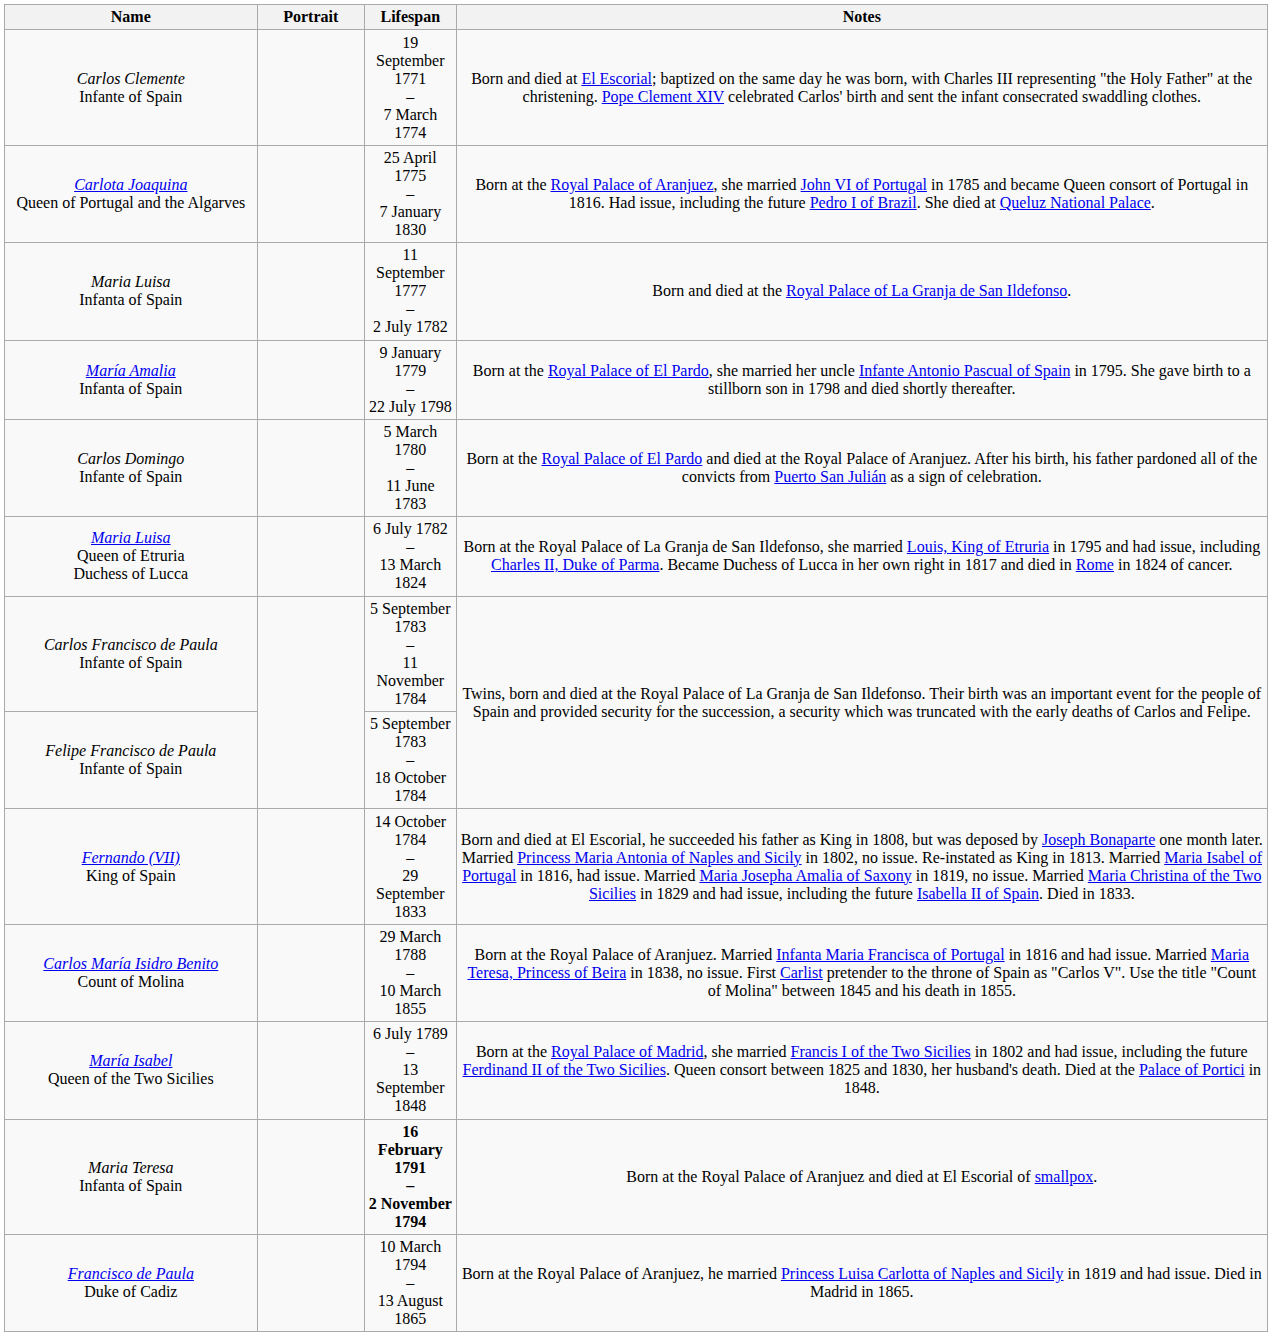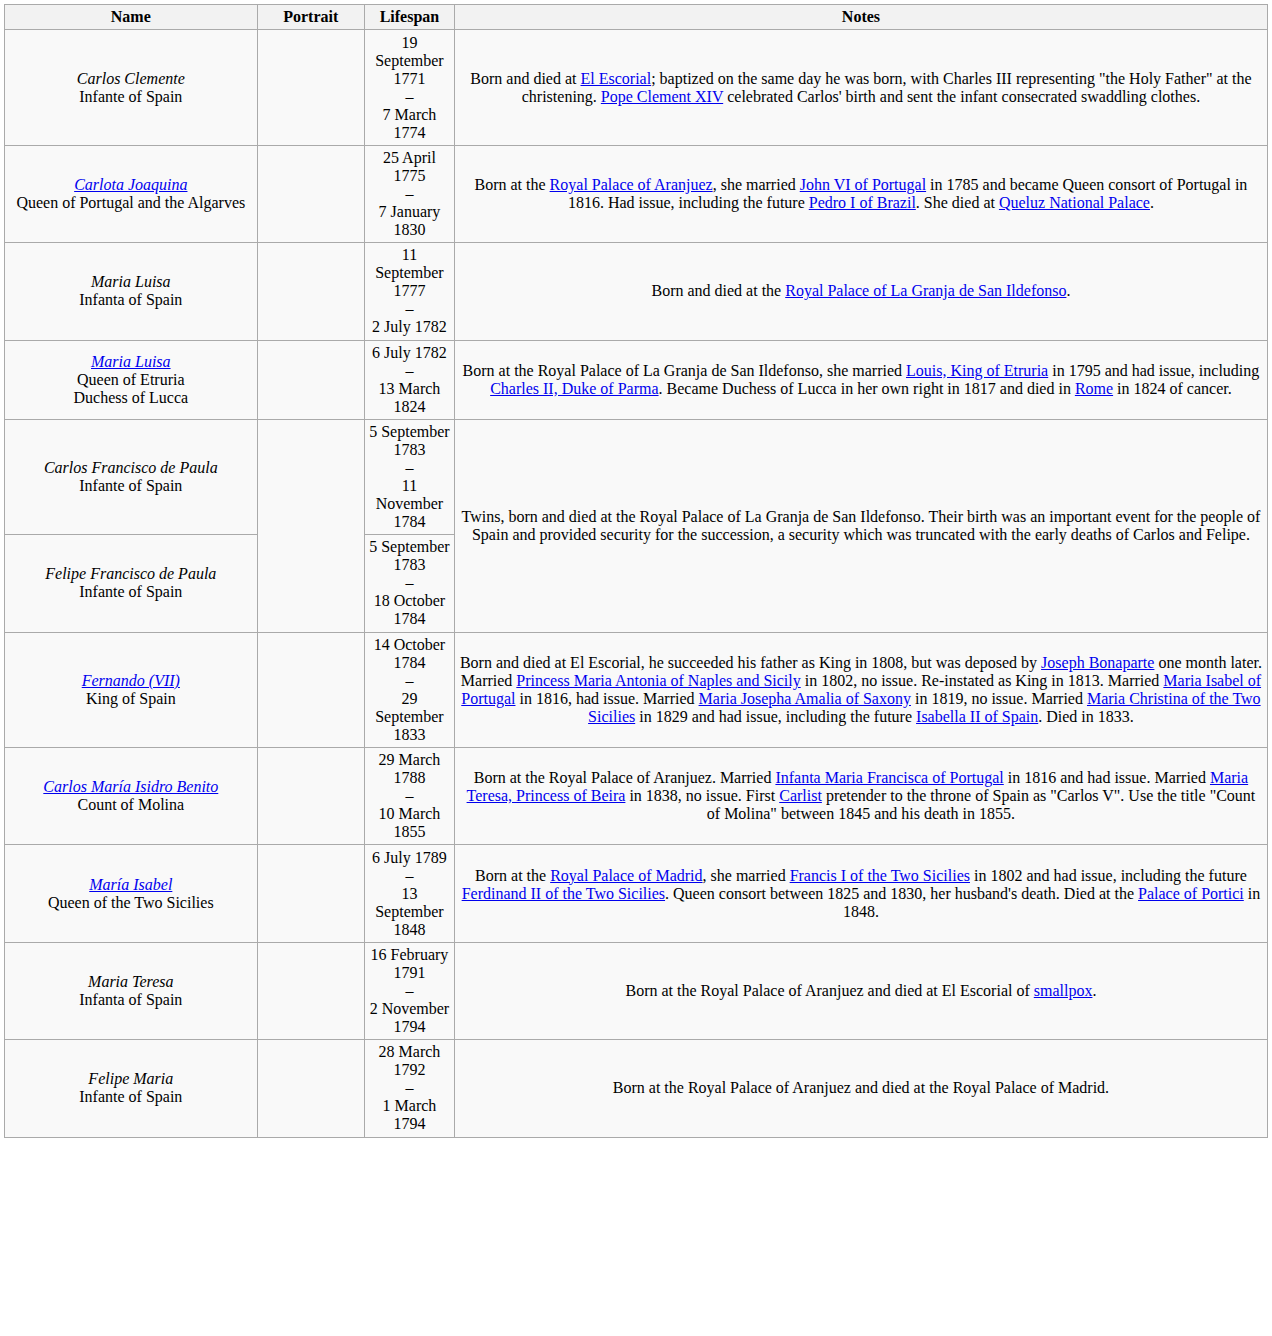- row: (131, 379)
- row: (131, 468)
(410, 1176) bold -> (409, 990) normal
+ row: (131, 1088)
- row: (131, 1283)
